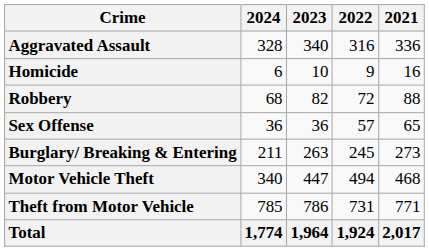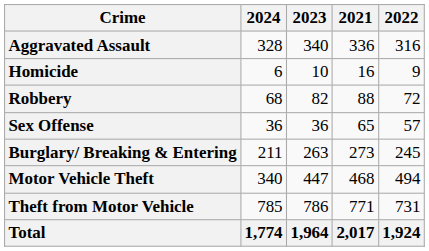columns swapped: (355, 17) <-> (401, 17)
